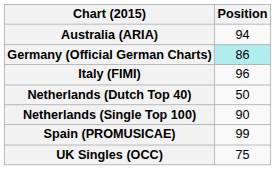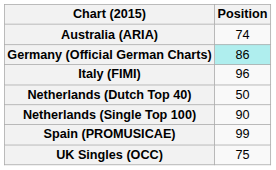(242, 34) 94 -> (242, 34) 74
